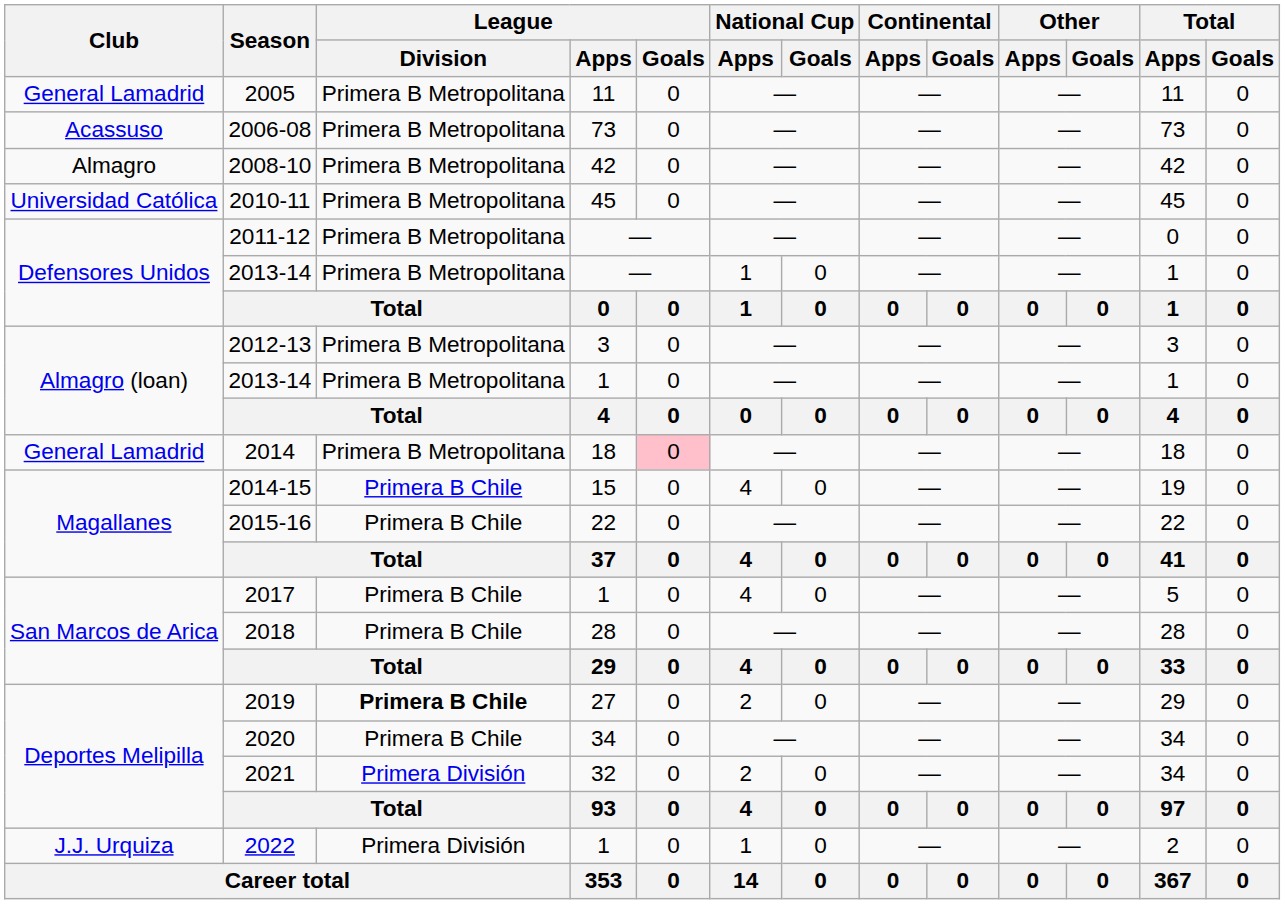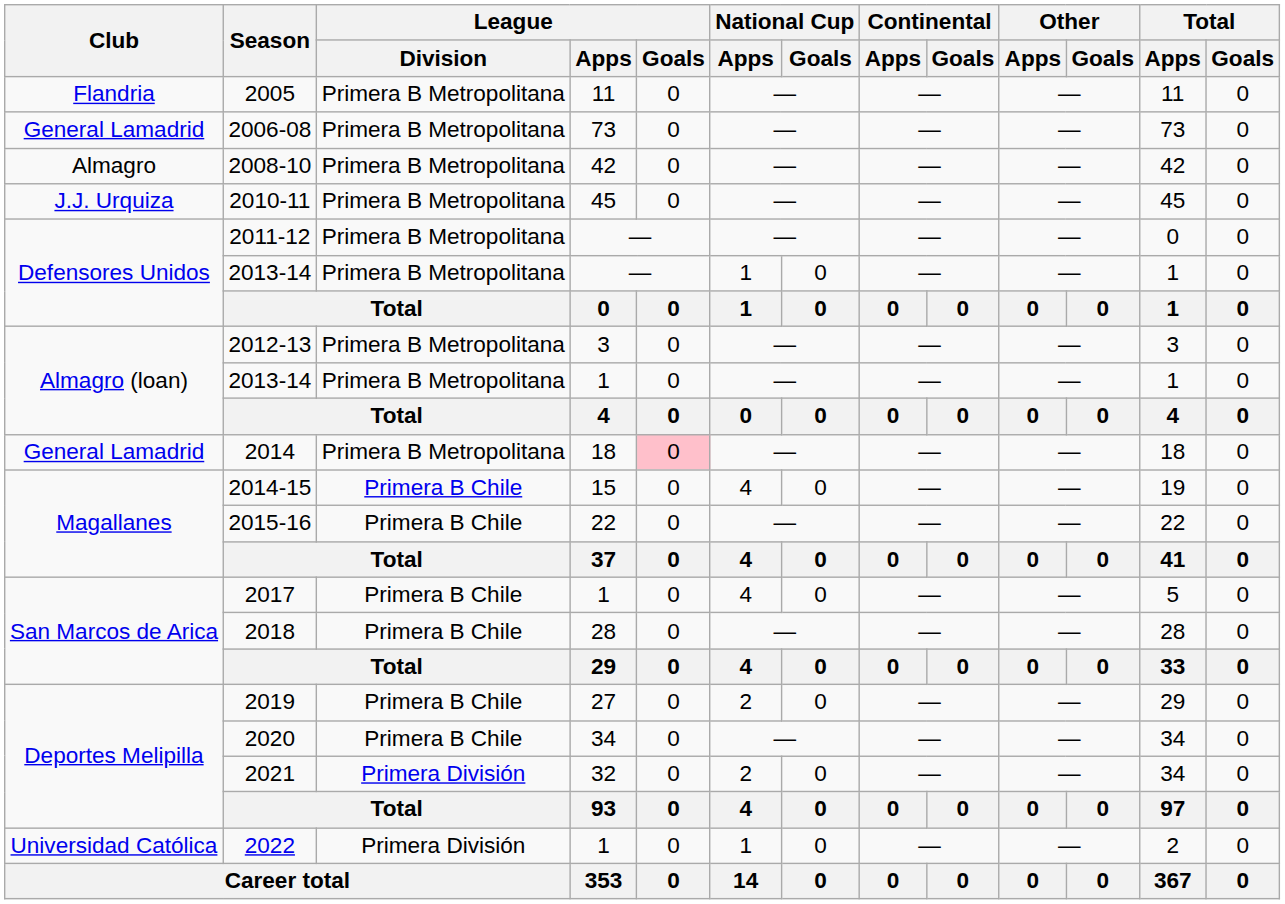(114, 93) General Lamadrid -> (114, 93) Flandria
(114, 129) Acassuso -> (114, 129) General Lamadrid
(114, 201) Universidad Católica -> (114, 201) J.J. Urquiza
(443, 702) bold -> (443, 702) normal
(114, 845) J.J. Urquiza -> (114, 845) Universidad Católica
